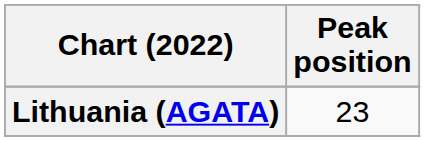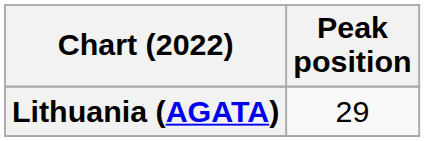(352, 111) 23 -> (352, 111) 29
